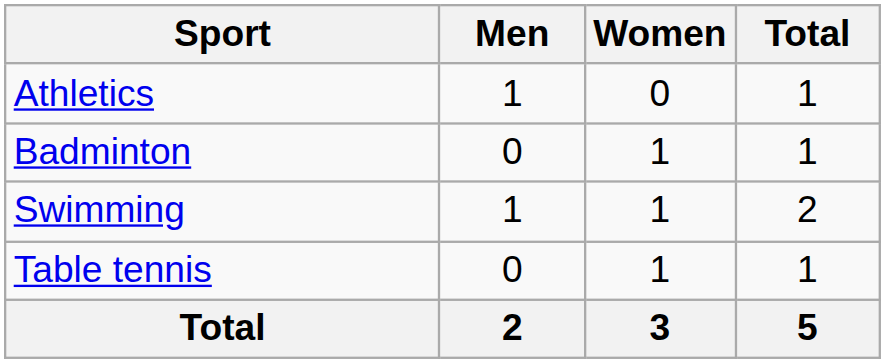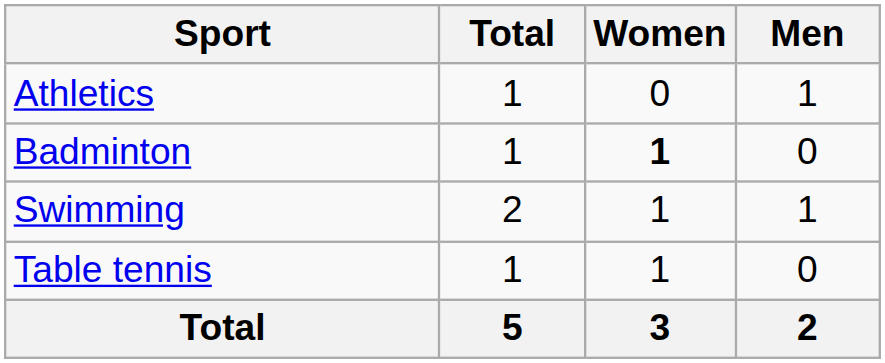columns swapped: (512, 33) <-> (807, 33)
(660, 151) normal -> (660, 151) bold
